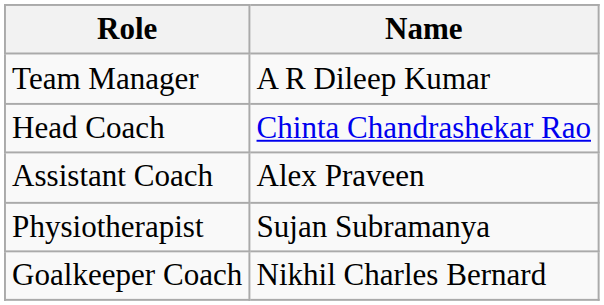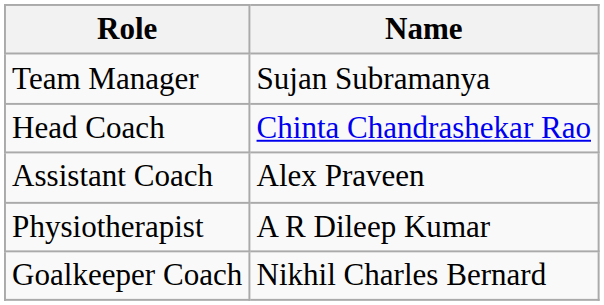(373, 78) A R Dileep Kumar -> (373, 78) Sujan Subramanya
(373, 226) Sujan Subramanya -> (373, 226) A R Dileep Kumar
